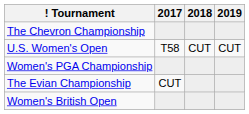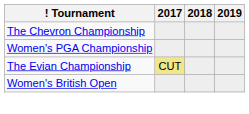- row: (57, 48)
(170, 84) no background -> (170, 66) khaki background
